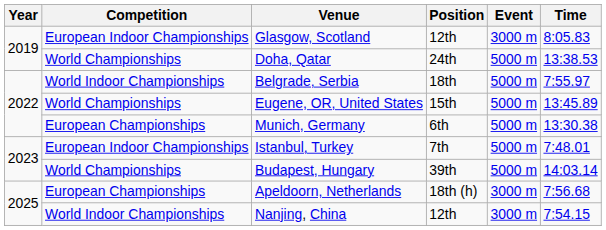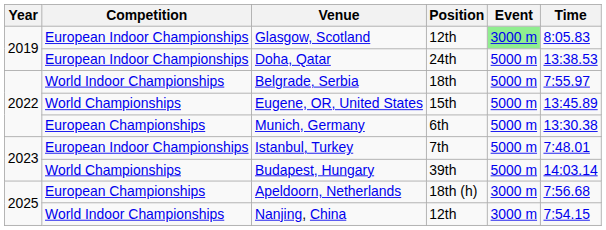(514, 37) no background -> (514, 37) lightgreen background
(113, 59) World Championships -> (147, 59) European Indoor Championships
